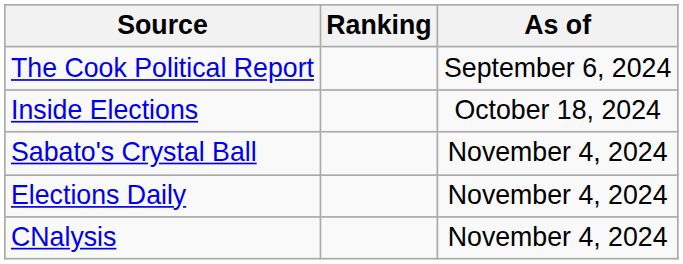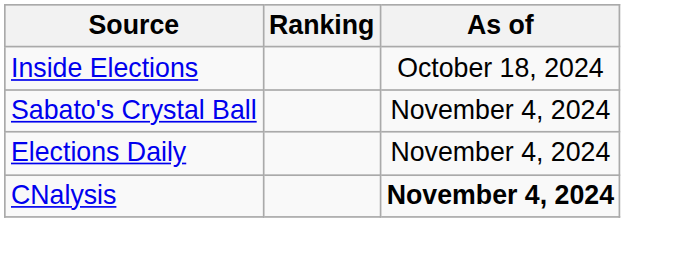- row: (162, 68)
(558, 237) normal -> (500, 195) bold
